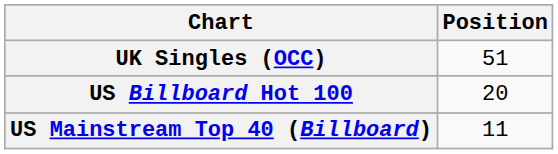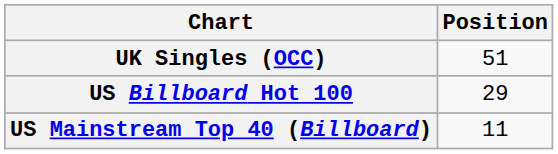(495, 94) 20 -> (495, 94) 29
